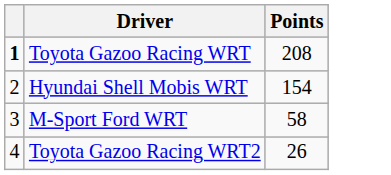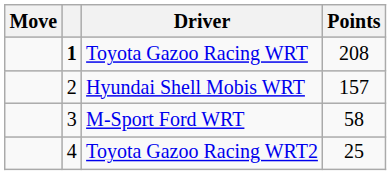+ column: (33, 20)
(297, 86) 154 -> (354, 86) 157
(297, 152) 26 -> (354, 152) 25
